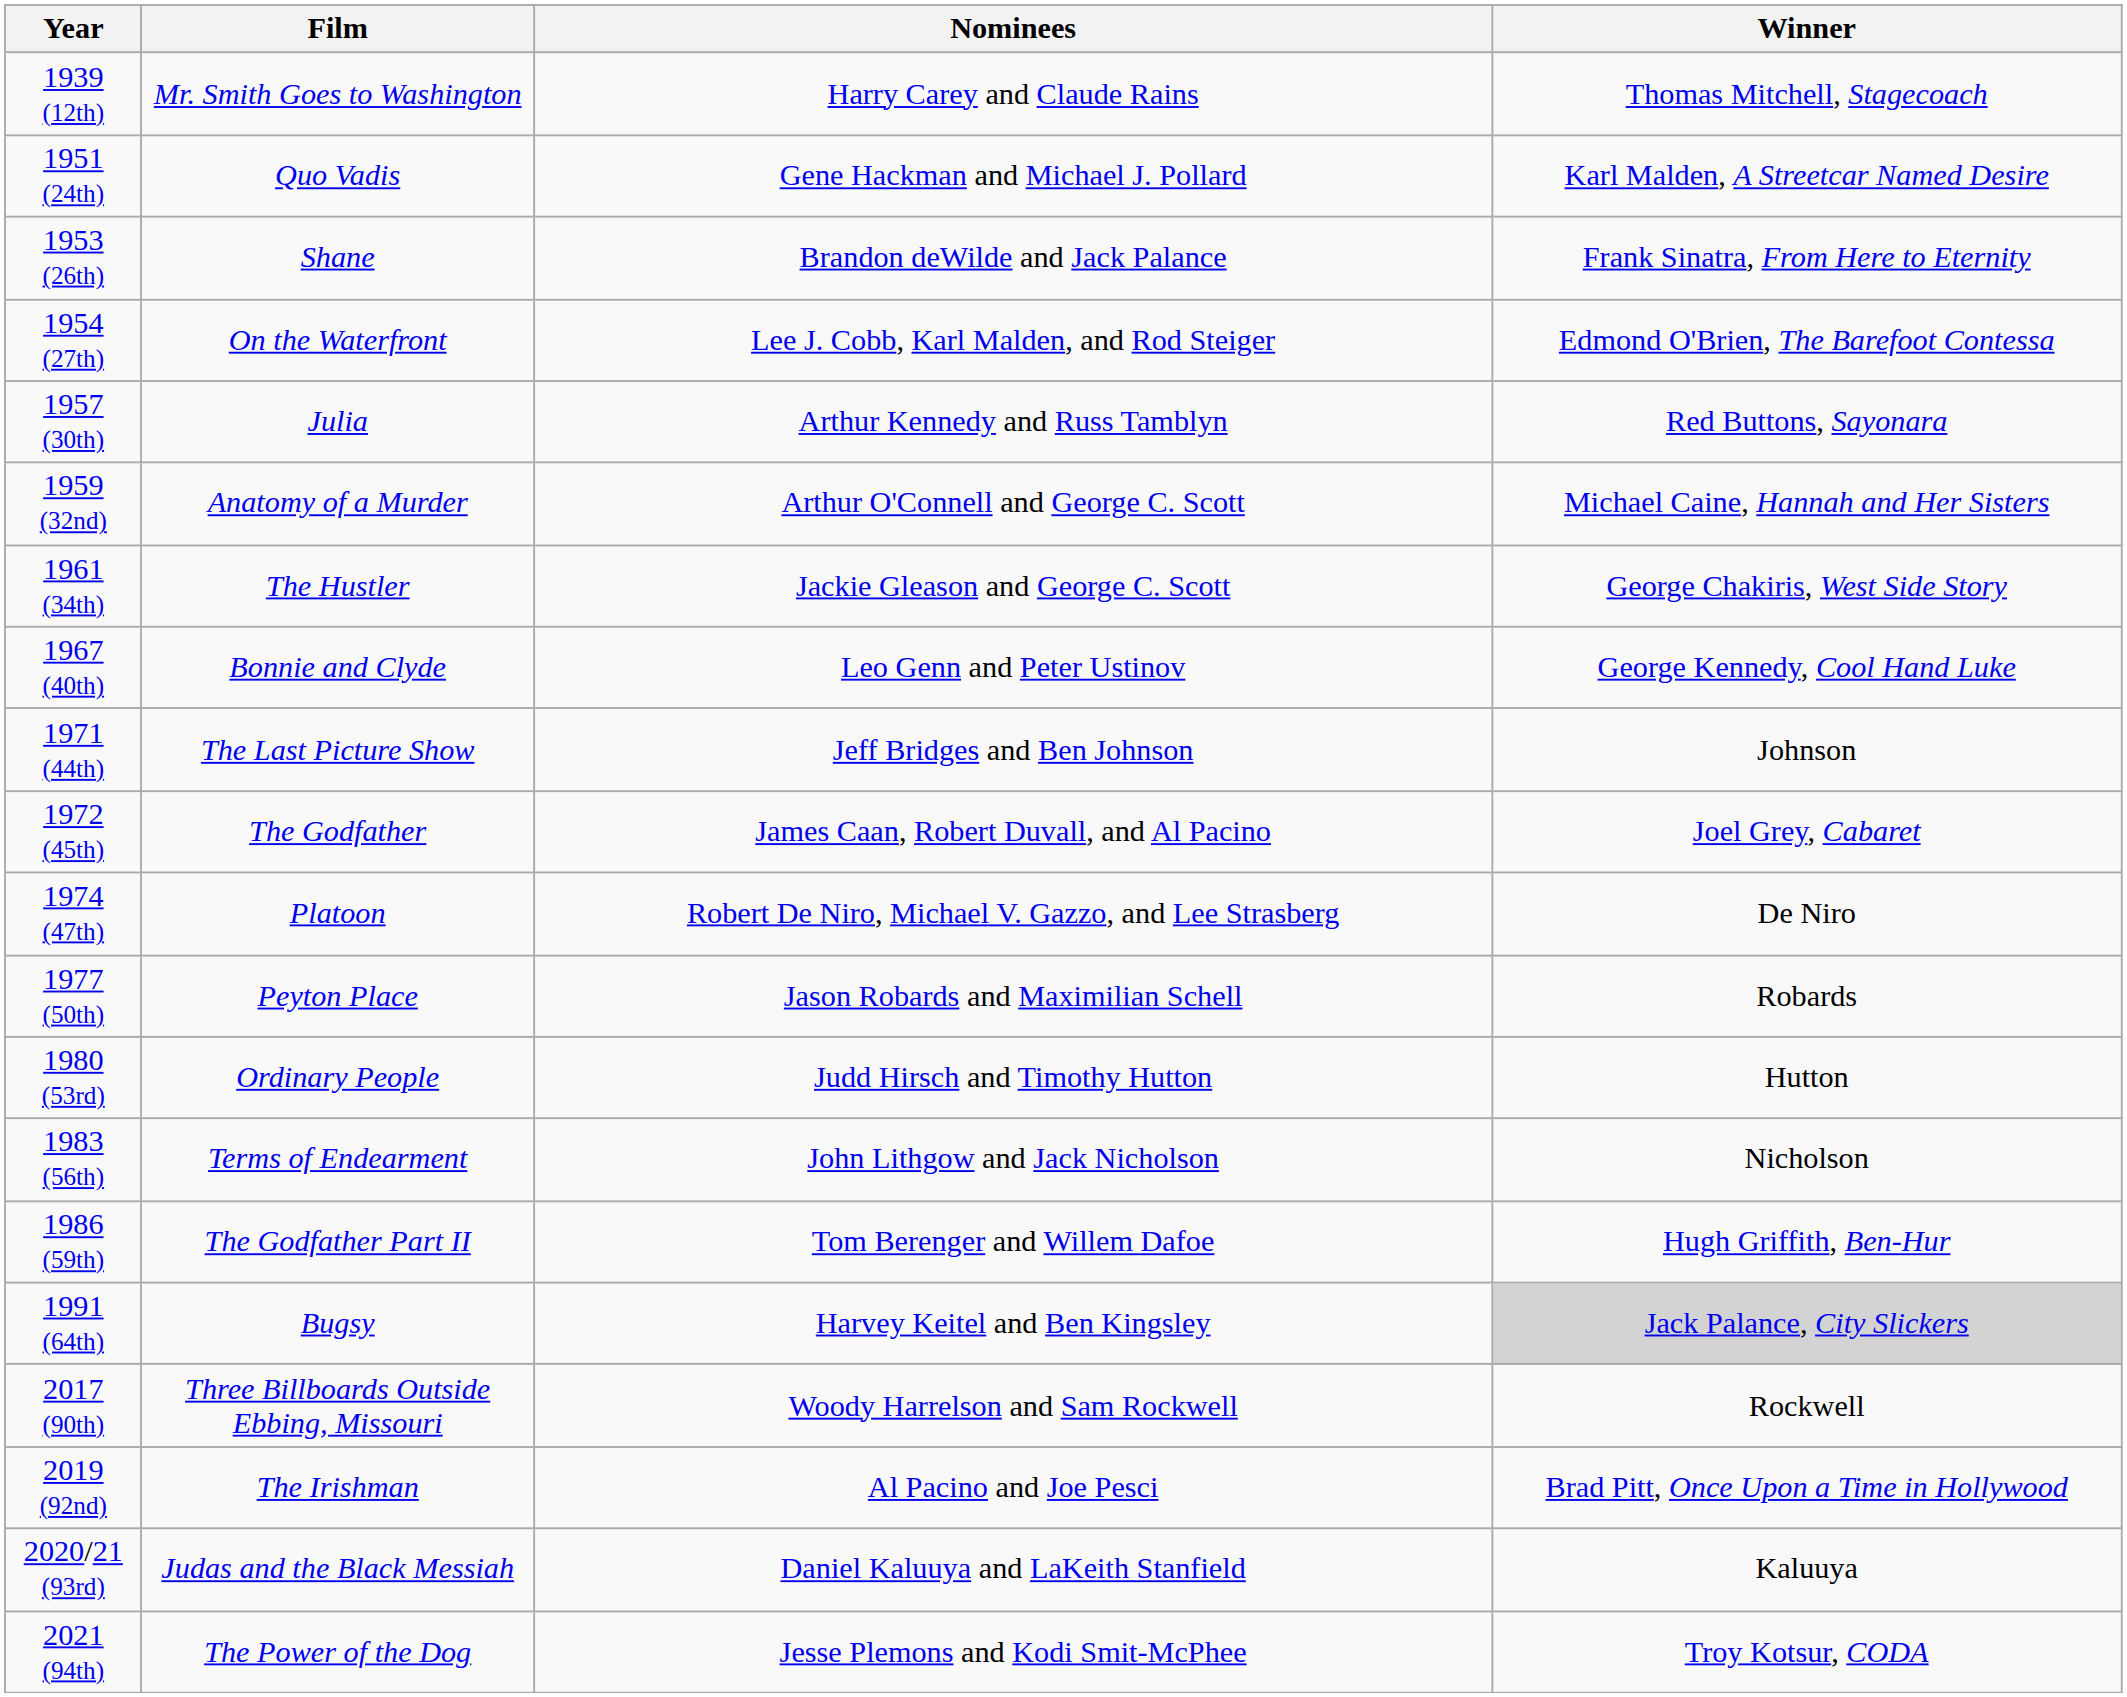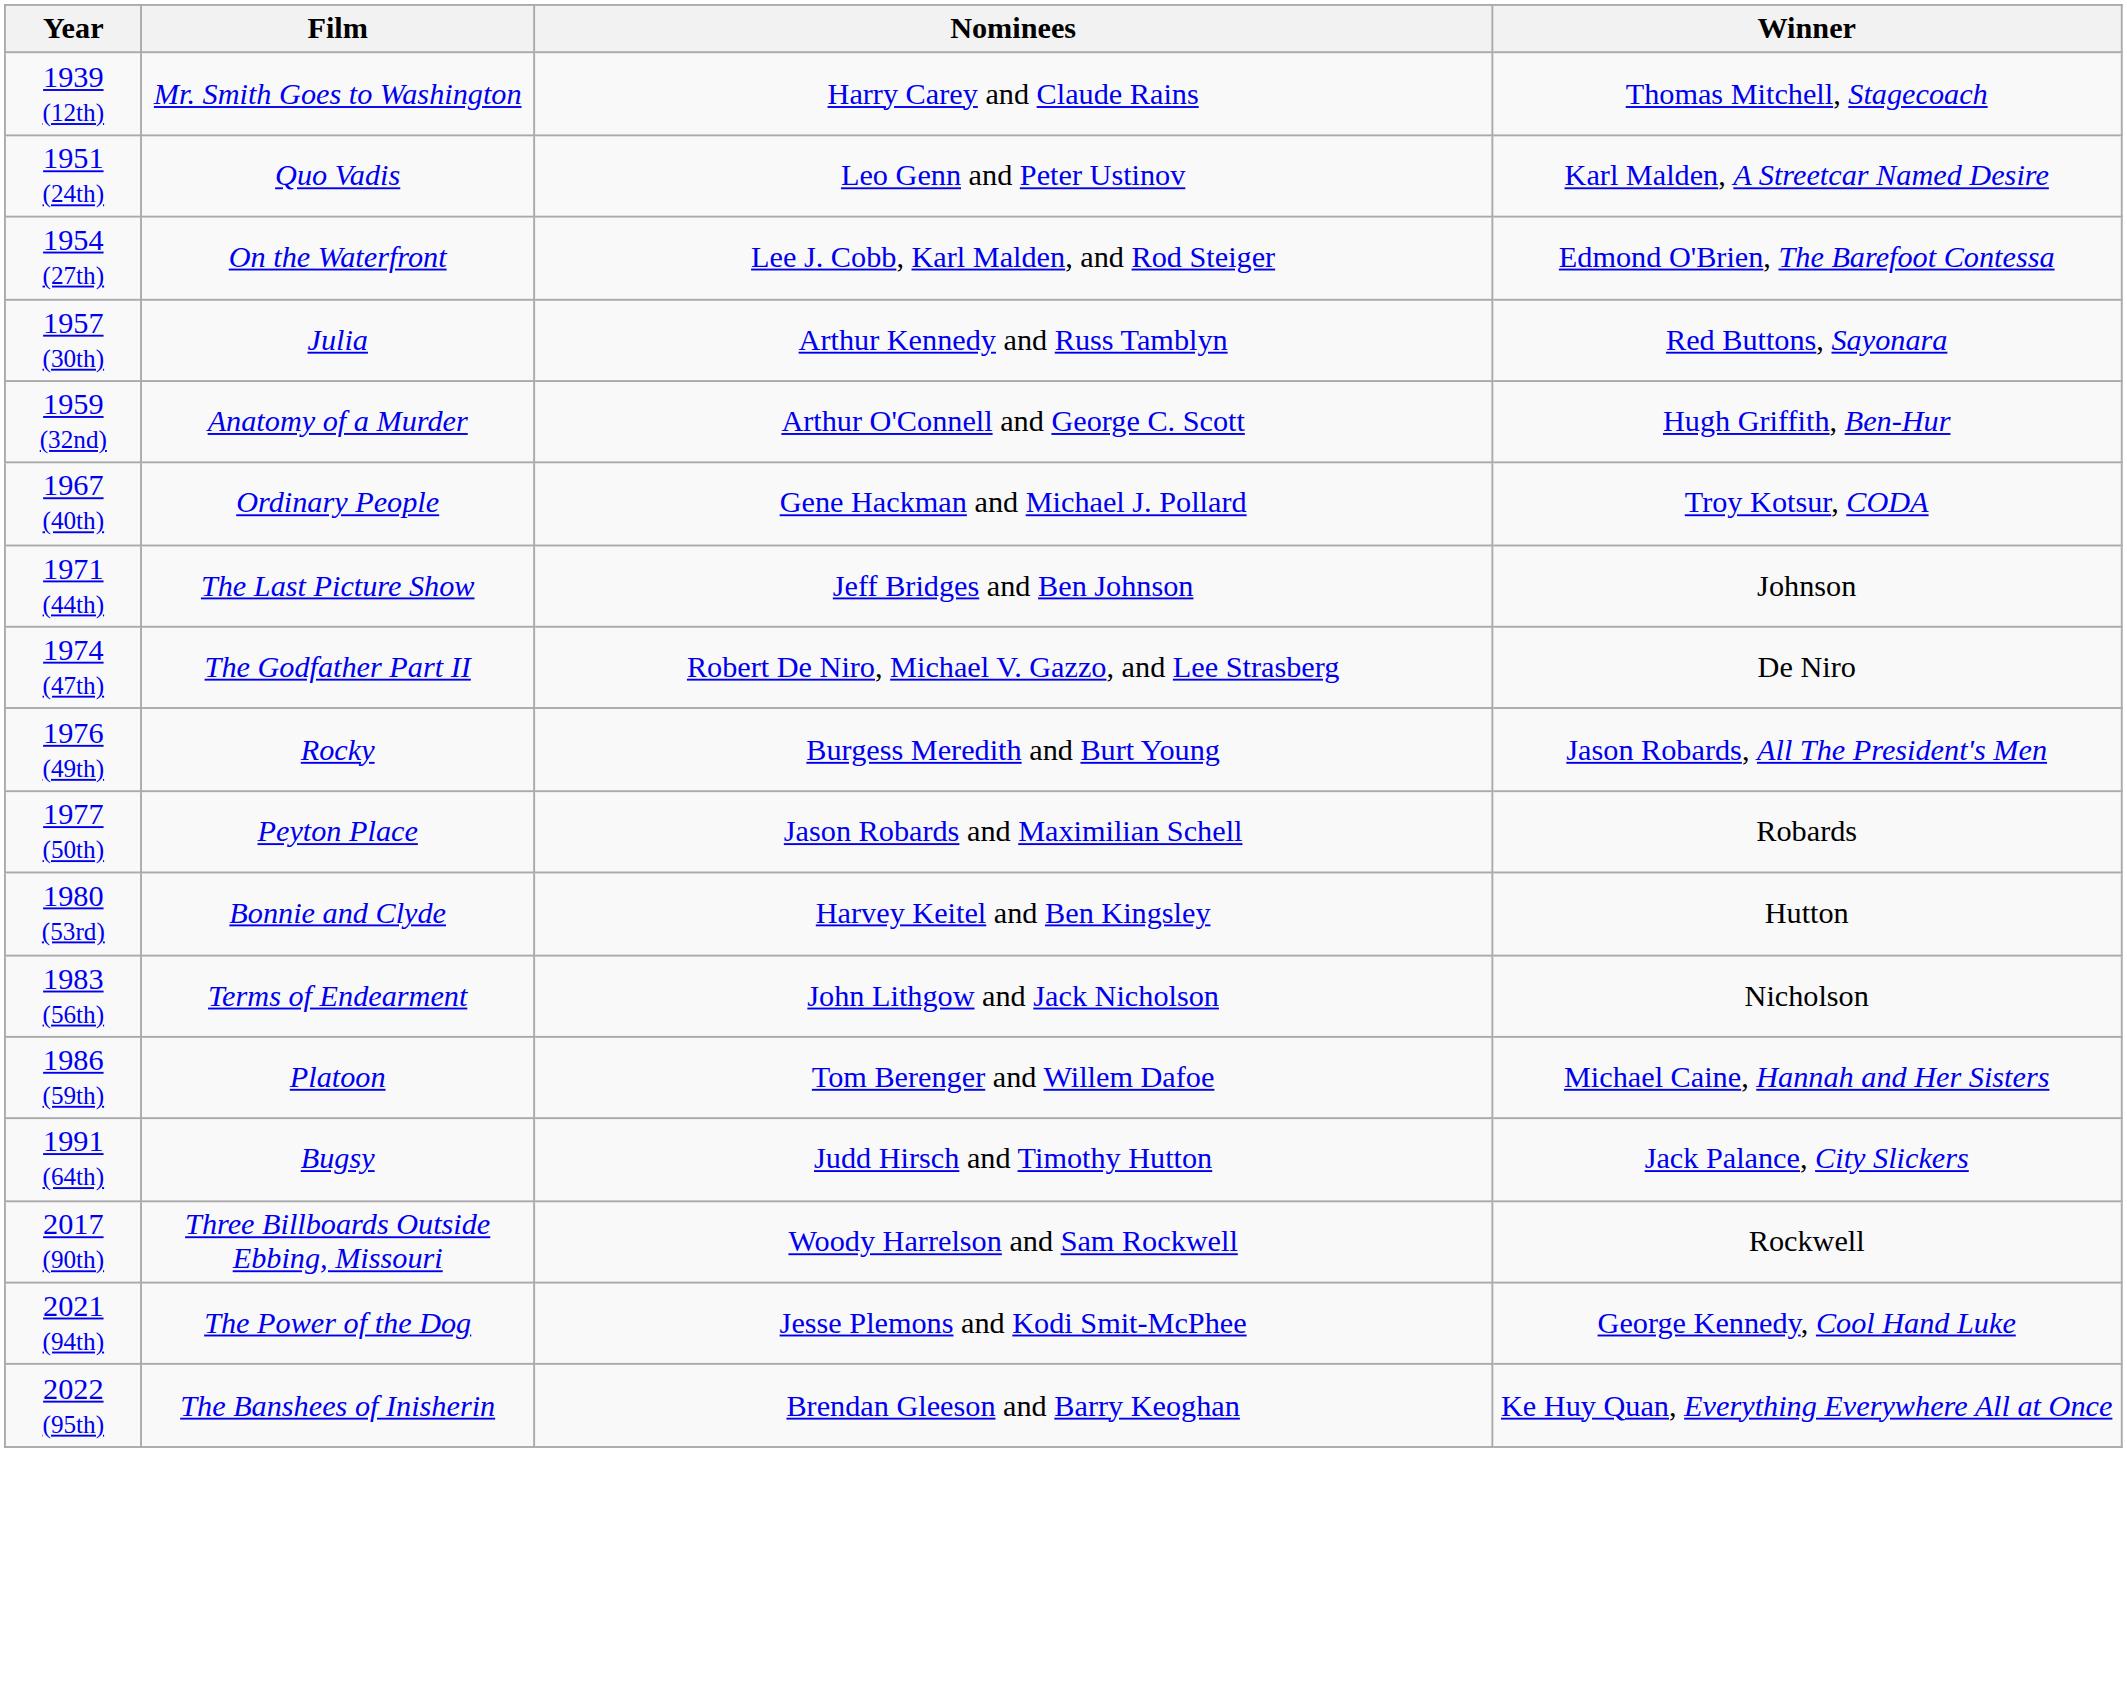(1013, 175) Gene Hackman and Michael J. Pollard -> (1013, 175) Leo Genn and Peter Ustinov
- row: (73, 257)
(1807, 503) Michael Caine, Hannah and Her Sisters -> (1807, 421) Hugh Griffith, Ben-Hur
- row: (73, 585)
(338, 667) Bonnie and Clyde -> (338, 503) Ordinary People
(1013, 667) Leo Genn and Peter Ustinov -> (1013, 503) Gene Hackman and Michael J. Pollard
(1807, 667) George Kennedy, Cool Hand Luke -> (1807, 503) Troy Kotsur, CODA
- row: (73, 831)
(338, 913) Platoon -> (338, 667) The Godfather Part II
+ row: (73, 749)
(338, 1077) Ordinary People -> (338, 913) Bonnie and Clyde
(1013, 1077) Judd Hirsch and Timothy Hutton -> (1013, 913) Harvey Keitel and Ben Kingsley
(338, 1241) The Godfather Part II -> (338, 1077) Platoon
(1807, 1241) Hugh Griffith, Ben-Hur -> (1807, 1077) Michael Caine, Hannah and Her Sisters
(1013, 1323) Harvey Keitel and Ben Kingsley -> (1013, 1159) Judd Hirsch and Timothy Hutton
(1807, 1323) lightgrey background -> (1807, 1159) no background
- row: (73, 1487)
- row: (73, 1569)
(1807, 1651) Troy Kotsur, CODA -> (1807, 1323) George Kennedy, Cool Hand Luke
+ row: (73, 1405)
